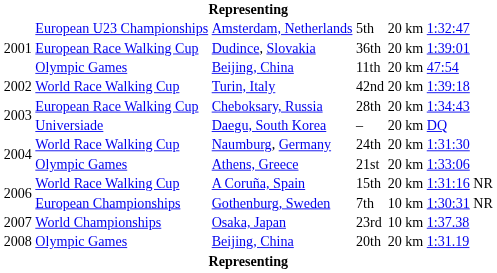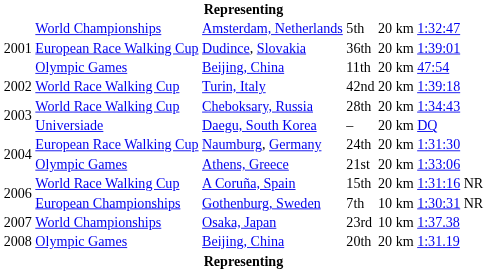(122, 28) European U23 Championships -> (98, 28) World Championships
(117, 106) European Race Walking Cup -> (107, 106) World Race Walking Cup
(107, 145) World Race Walking Cup -> (117, 145) European Race Walking Cup
